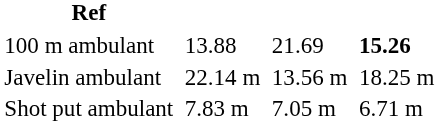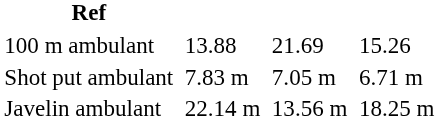(385, 45) bold -> (385, 45) normal
rows swapped: (89, 108) <-> (83, 77)
